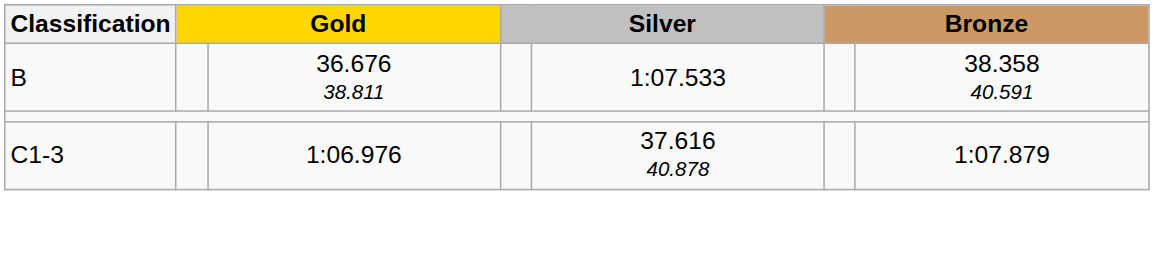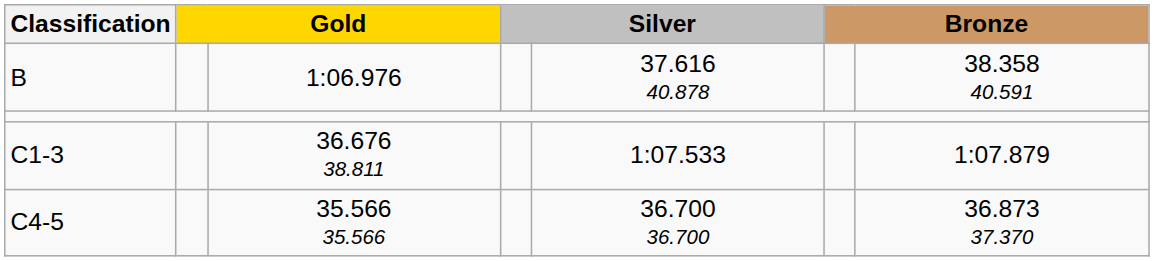(354, 76) 36.676 38.811 -> (354, 76) 1:06.976
(678, 76) 1:07.533 -> (678, 76) 37.616 40.878
(354, 155) 1:06.976 -> (354, 155) 36.676 38.811
(678, 155) 37.616 40.878 -> (678, 155) 1:07.533
+ row: (37, 221)
